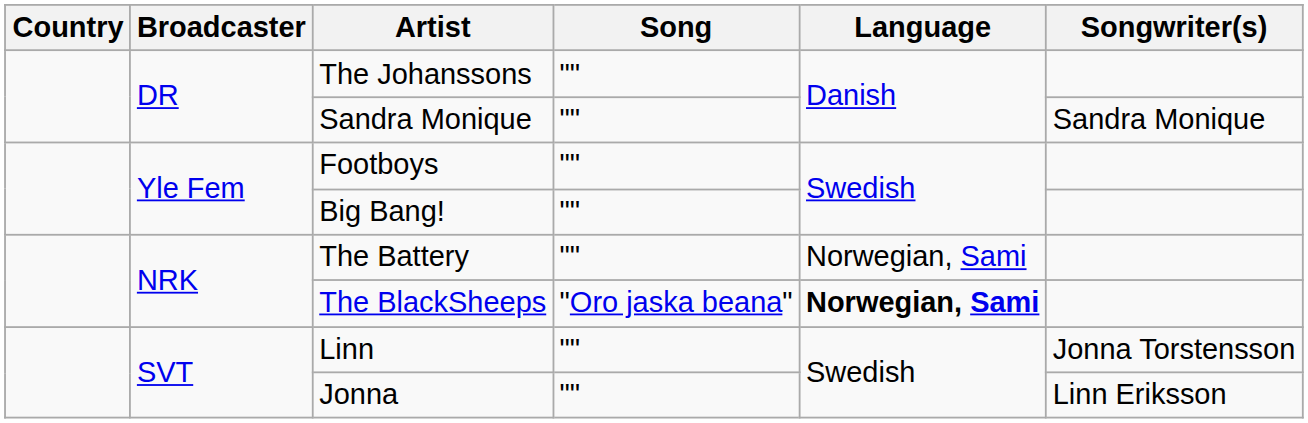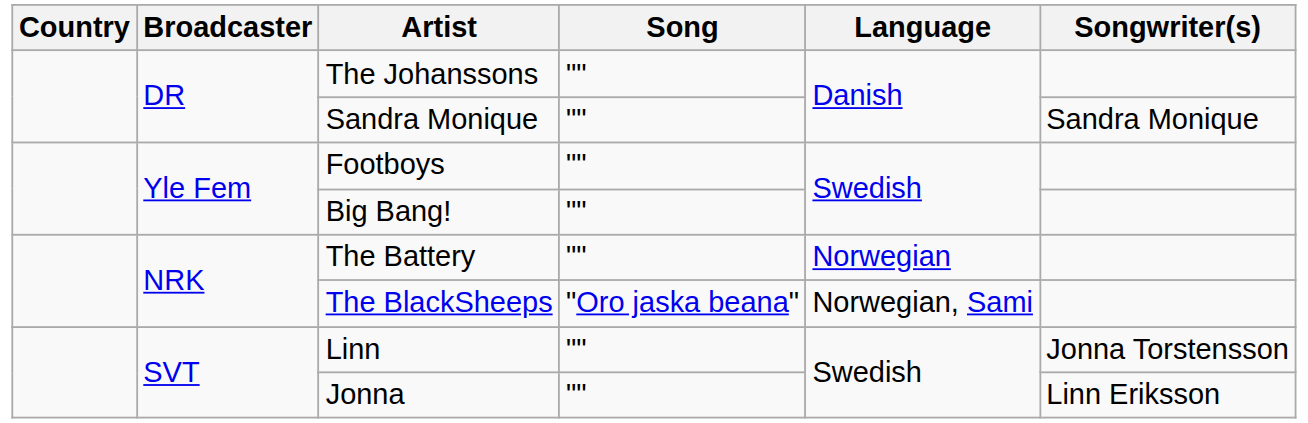(916, 257) Norwegian, Sami -> (882, 257) Norwegian
(923, 303) bold -> (923, 303) normal
